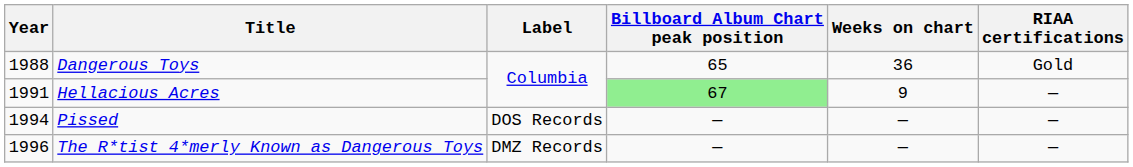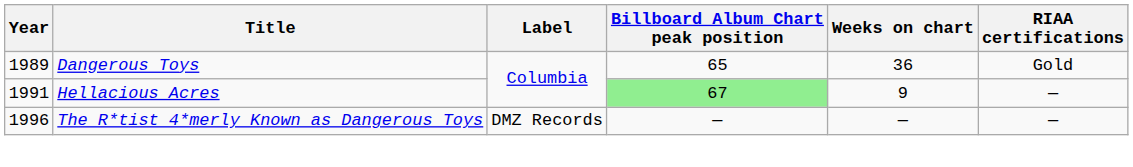(29, 65) 1988 -> (29, 65) 1989
- row: (88, 121)
